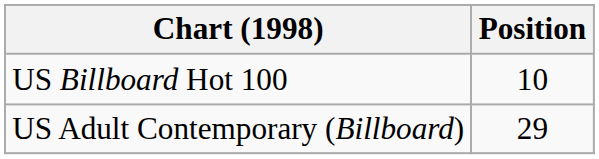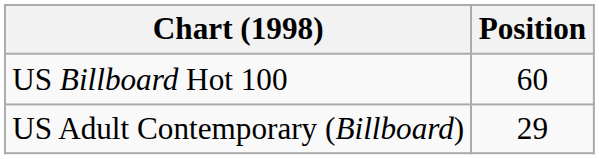(532, 78) 10 -> (532, 78) 60
